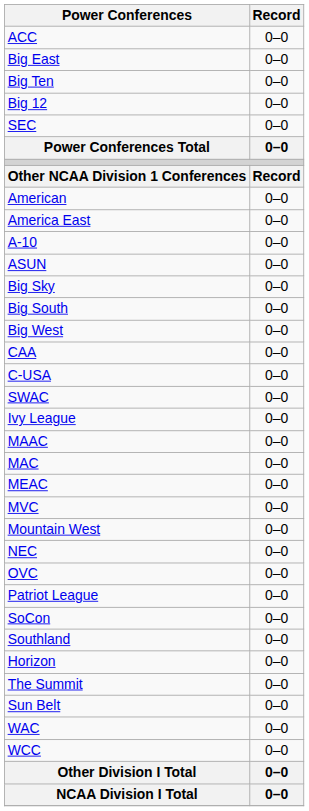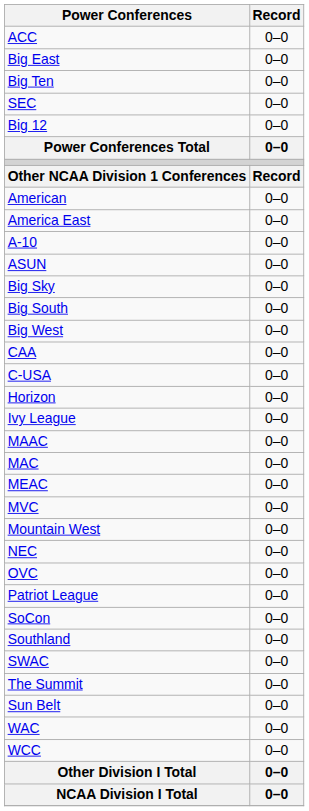rows swapped: (27, 103) <-> (22, 125)
rows swapped: (32, 662) <-> (28, 397)
